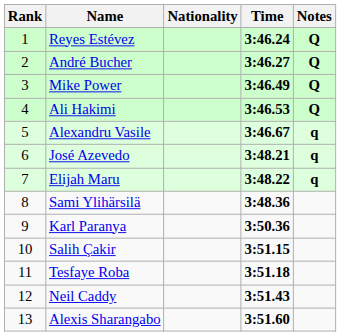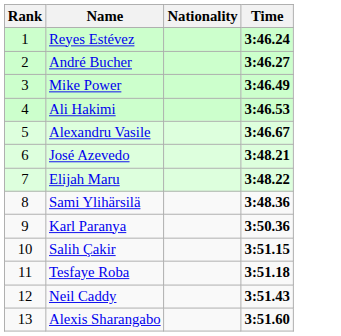- column: (314, 16)
